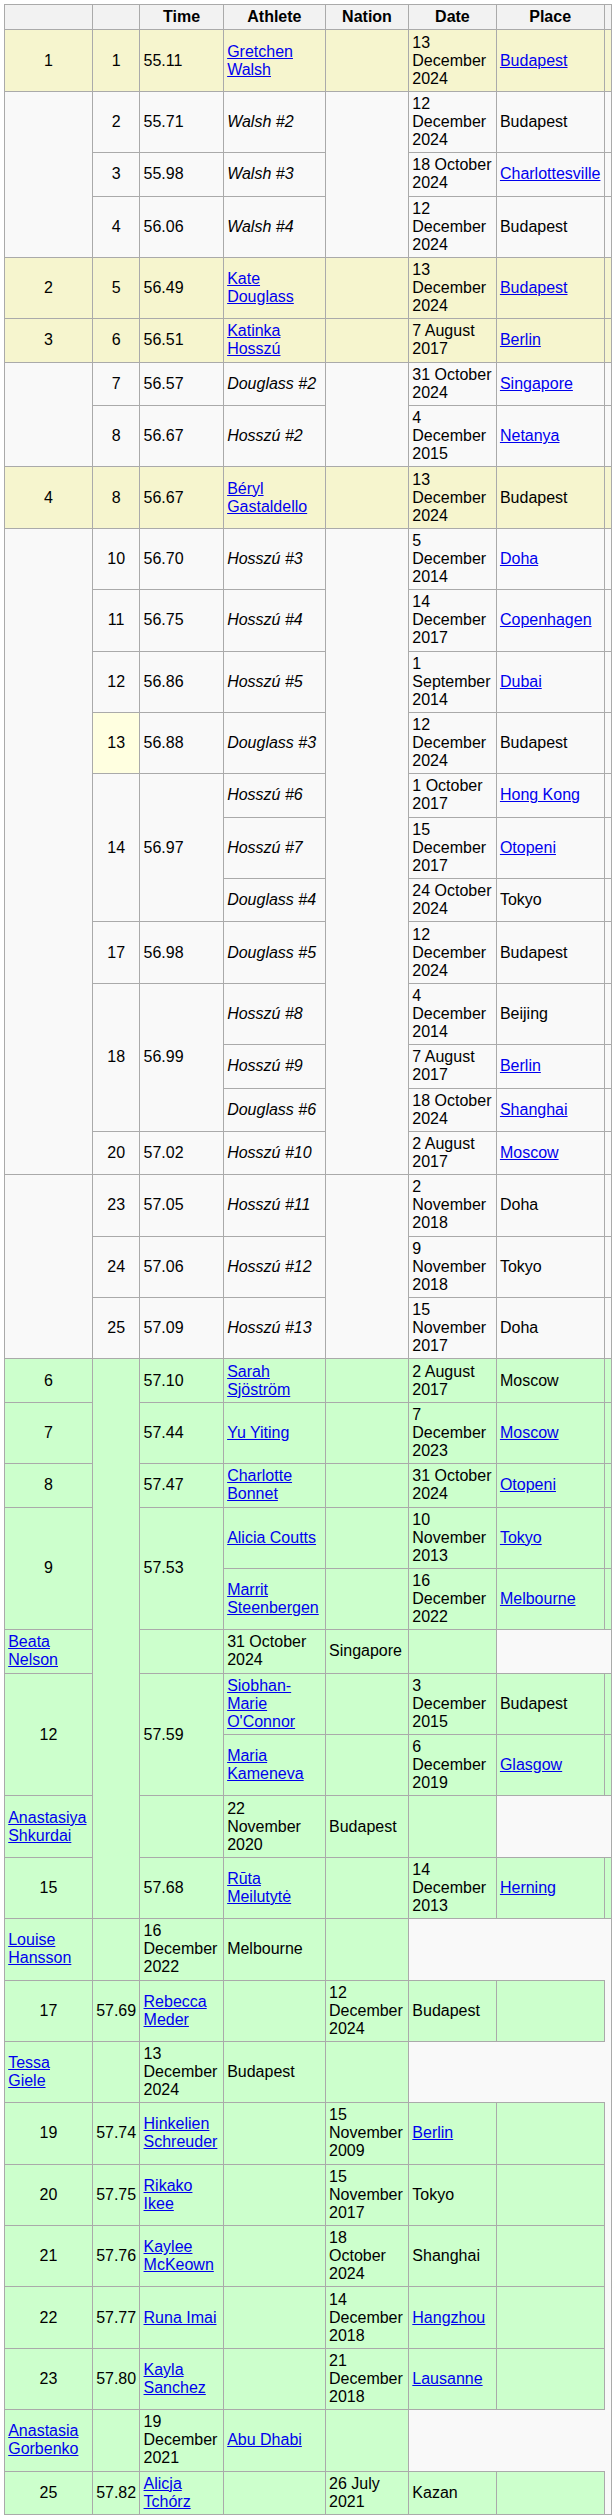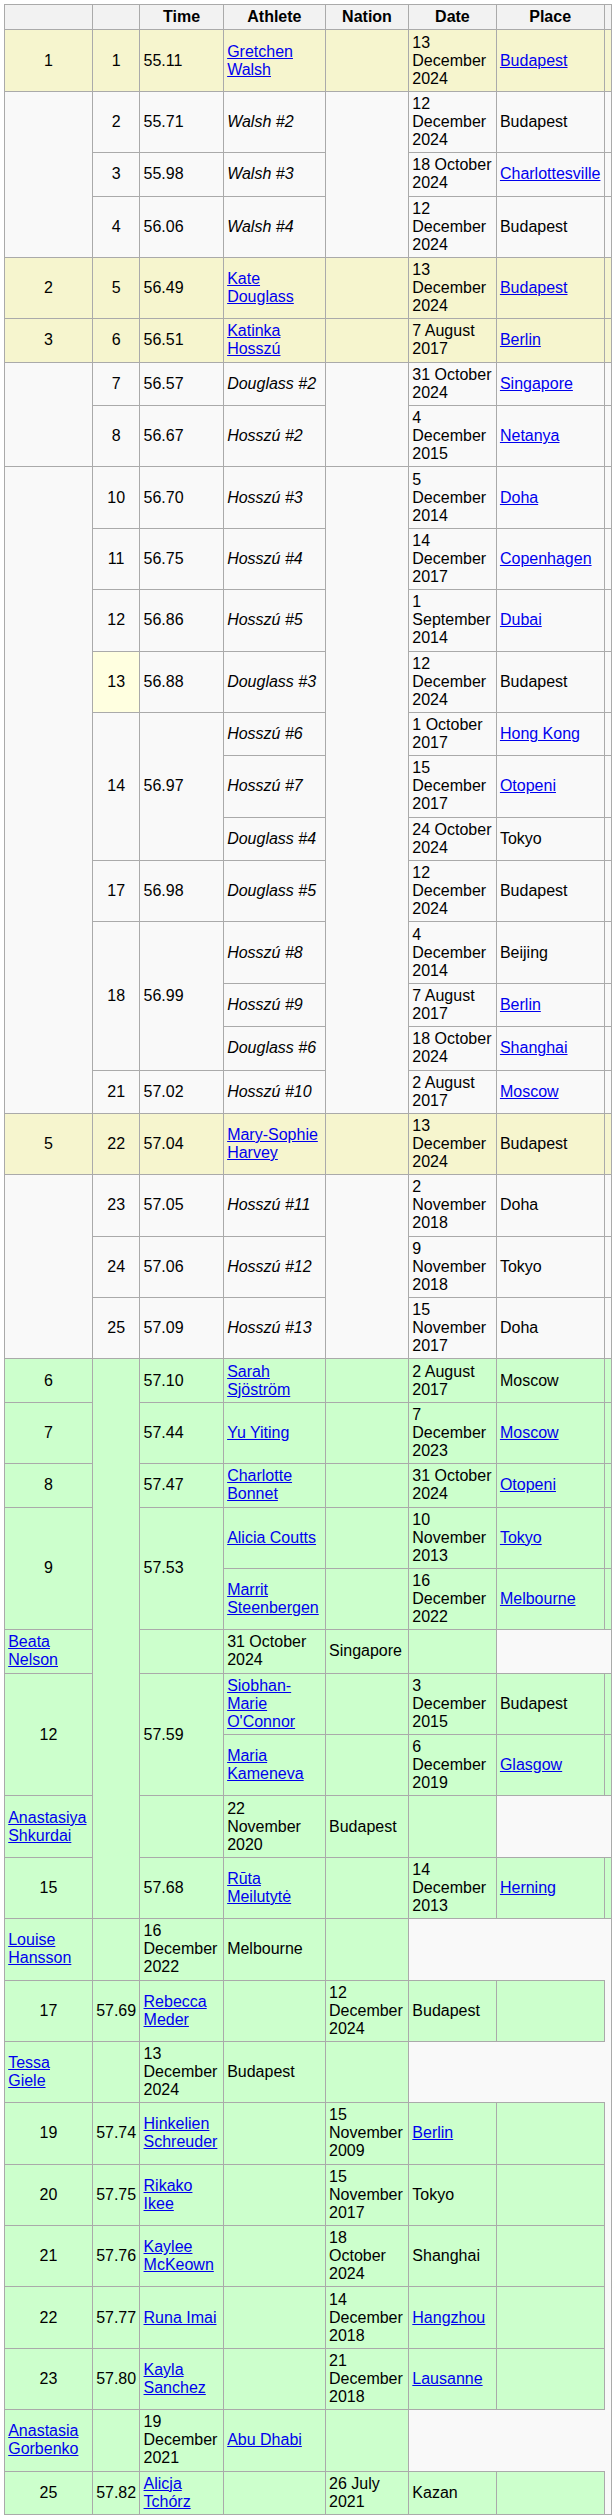- row: (164, 497)
(116, 1153) 20 -> (116, 1091) 21
+ row: (164, 1144)
